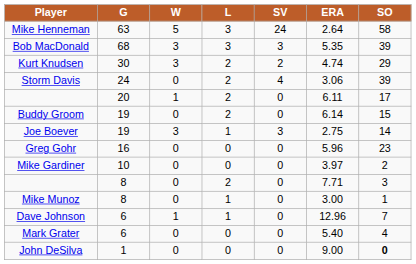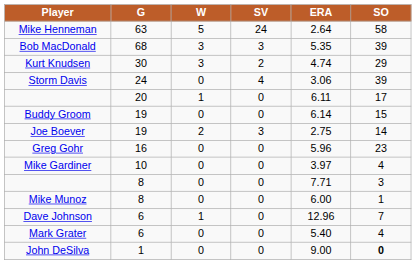- column: (228, 13)
(176, 132) 3 -> (201, 132) 2
(385, 166) 2 -> (381, 166) 4
(333, 200) 3.00 -> (321, 200) 6.00
